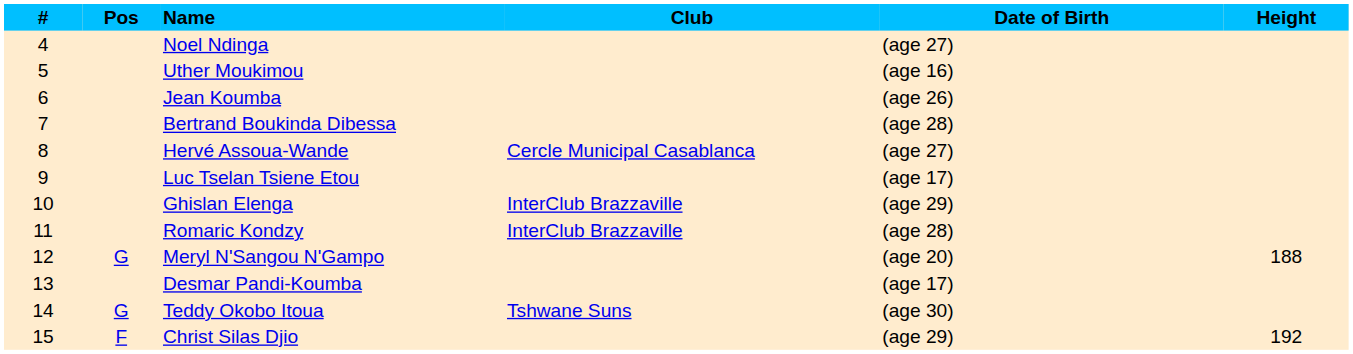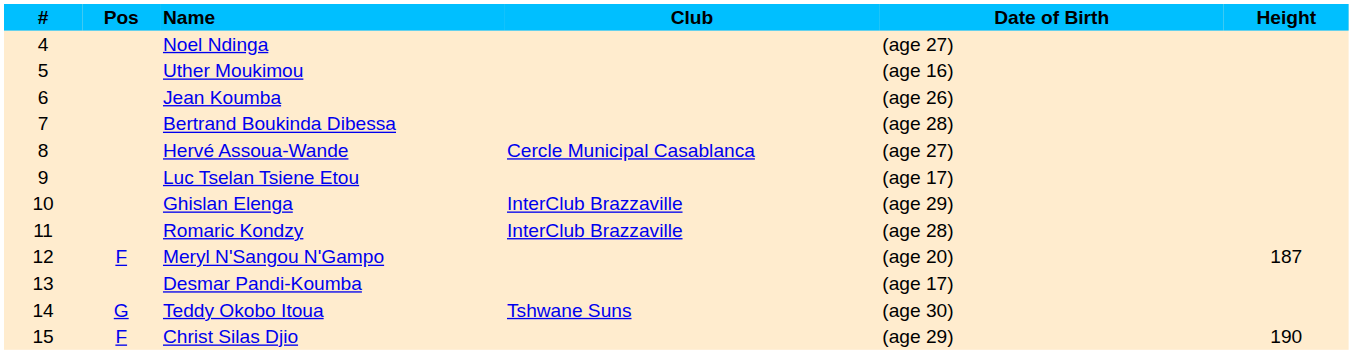(121, 257) G -> (121, 257) F
(1286, 257) 188 -> (1286, 257) 187
(1286, 337) 192 -> (1286, 337) 190
